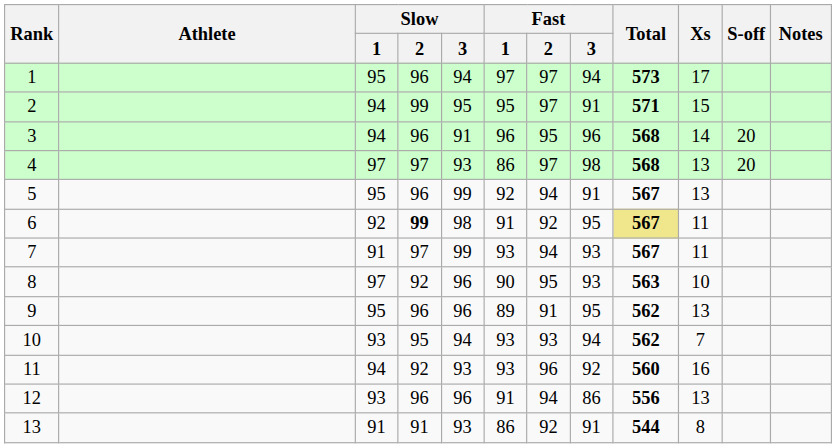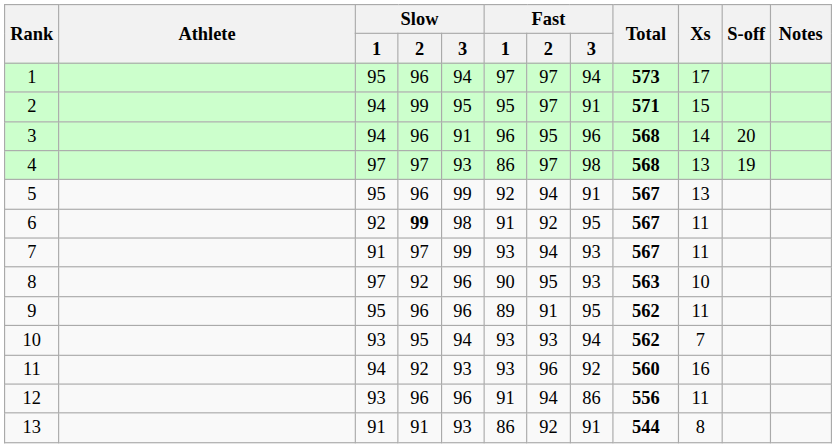(746, 164) 20 -> (746, 164) 19
(646, 223) khaki background -> (646, 223) no background
(700, 310) 13 -> (700, 310) 11
(700, 398) 13 -> (700, 398) 11
